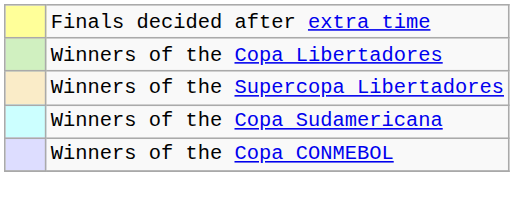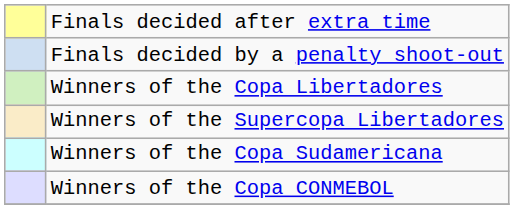+ row: (277, 55)
